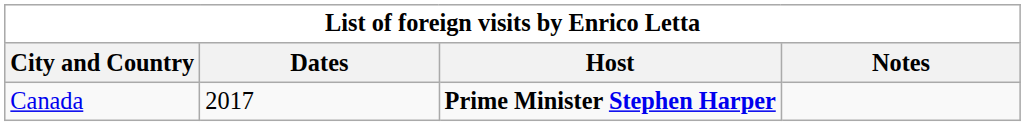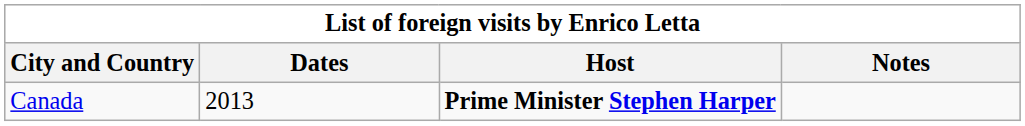(230, 100) 2017 -> (230, 100) 2013
